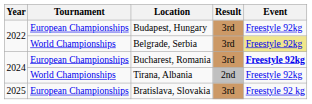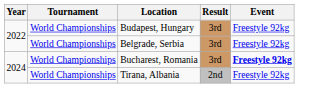(79, 28) European Championships -> (73, 28) World Championships
(274, 44) khaki background -> (261, 44) no background
(79, 59) European Championships -> (73, 59) World Championships
- row: (172, 91)
